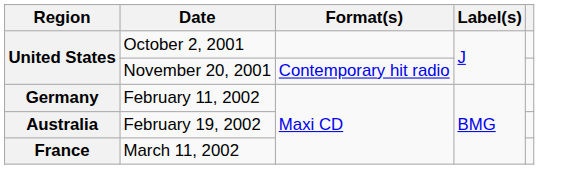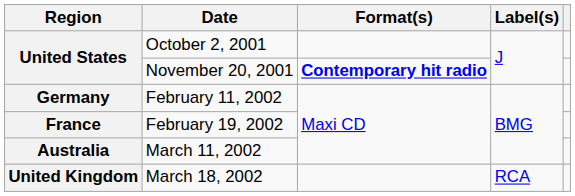(364, 71) normal -> (394, 71) bold
(62, 124) Australia -> (73, 124) France
(62, 151) France -> (73, 151) Australia
+ row: (204, 177)
